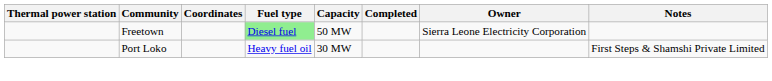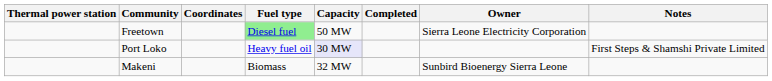(334, 48) no background -> (334, 48) lavender background
+ row: (138, 66)
